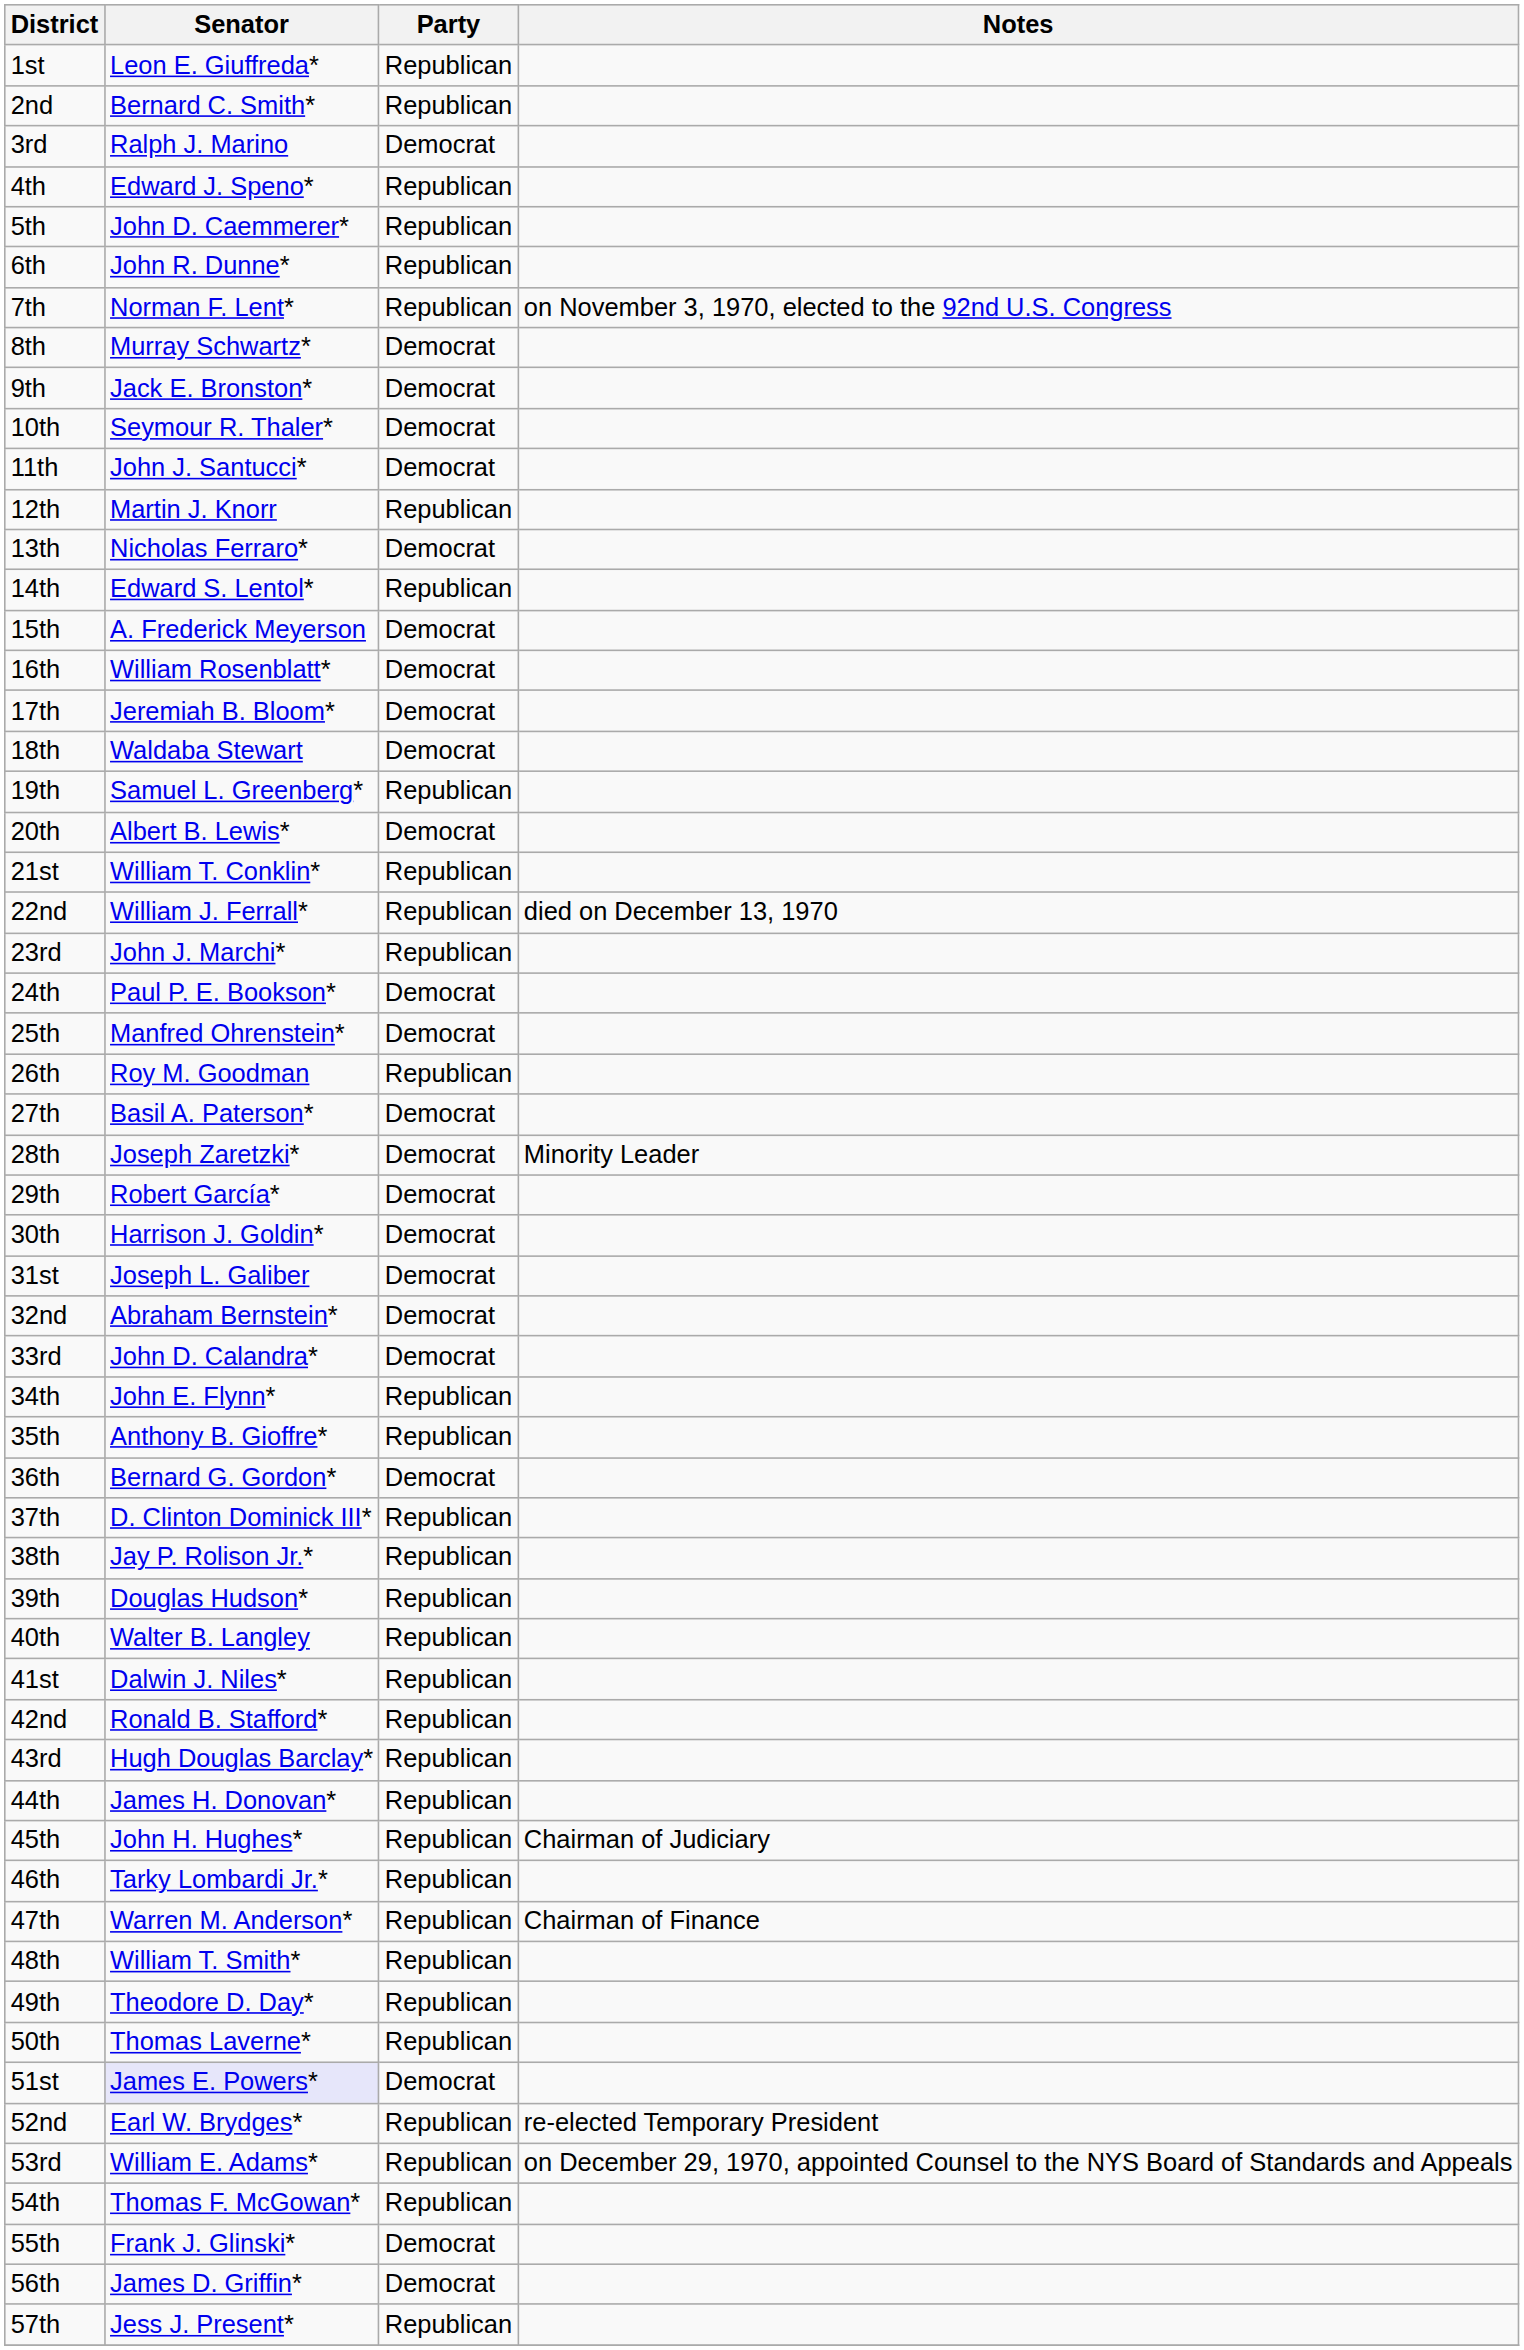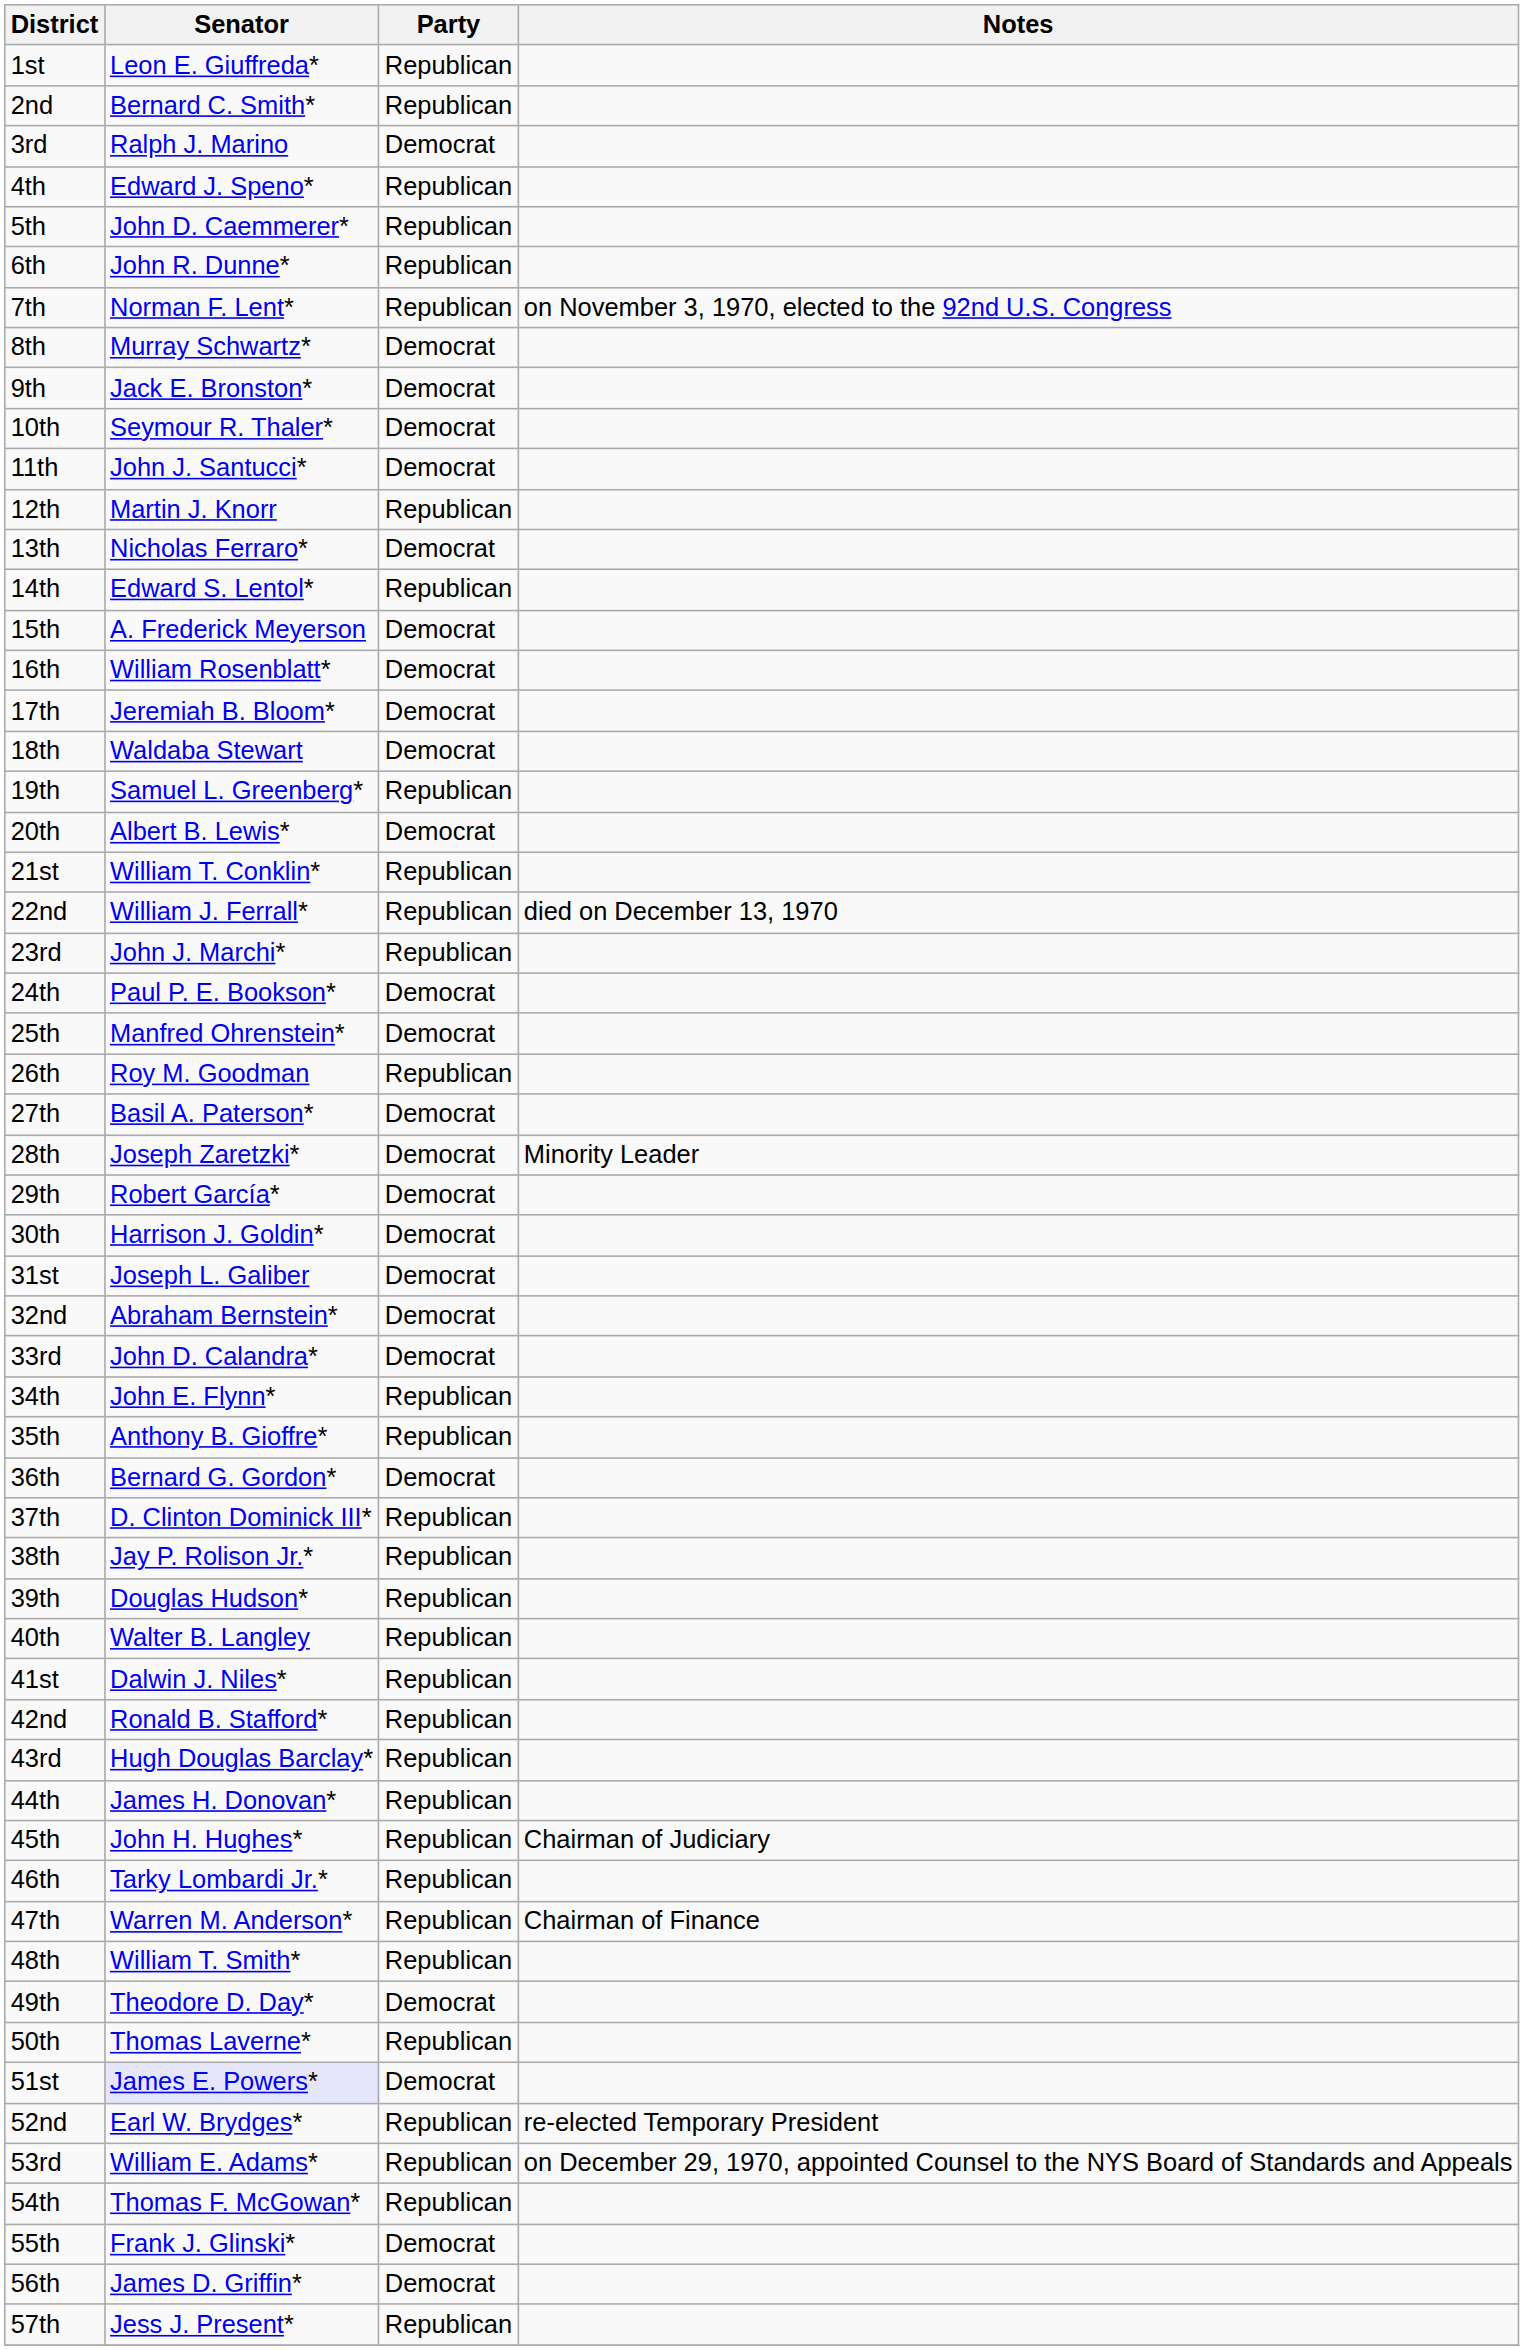(448, 2001) Republican -> (440, 2001) Democrat
